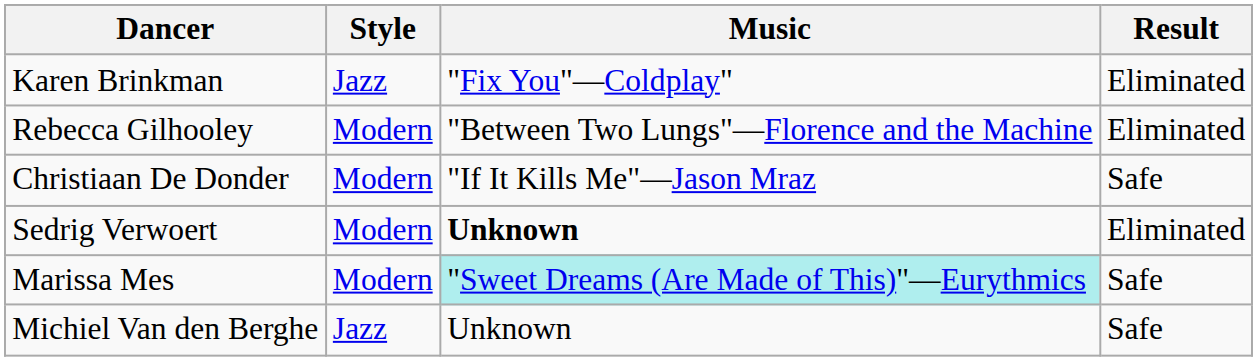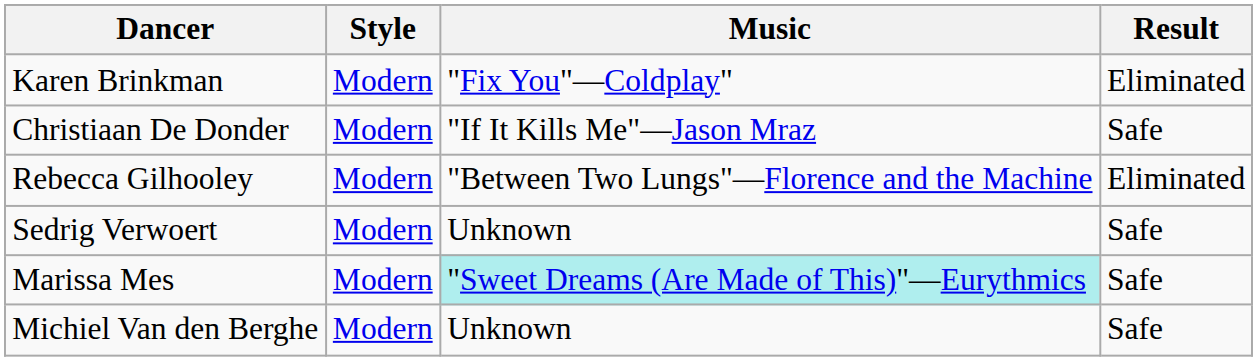(360, 79) Jazz -> (383, 79) Modern
rows swapped: (151, 179) <-> (133, 129)
(513, 229) bold -> (509, 229) normal
(1176, 229) Eliminated -> (1135, 229) Safe
(360, 329) Jazz -> (383, 329) Modern
